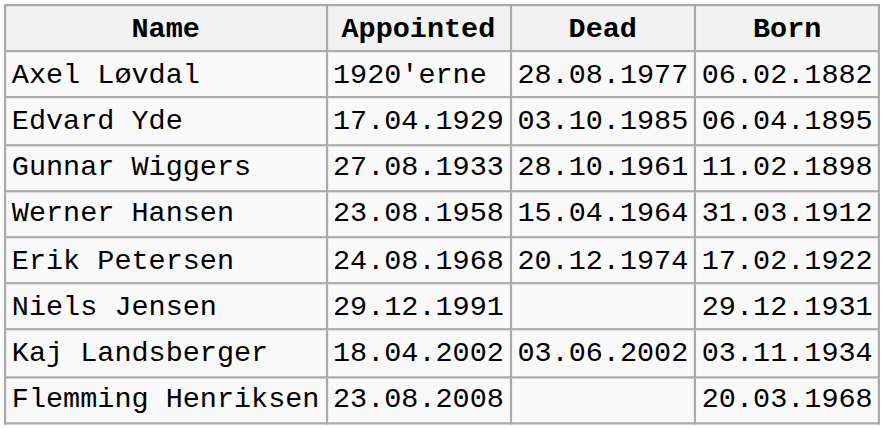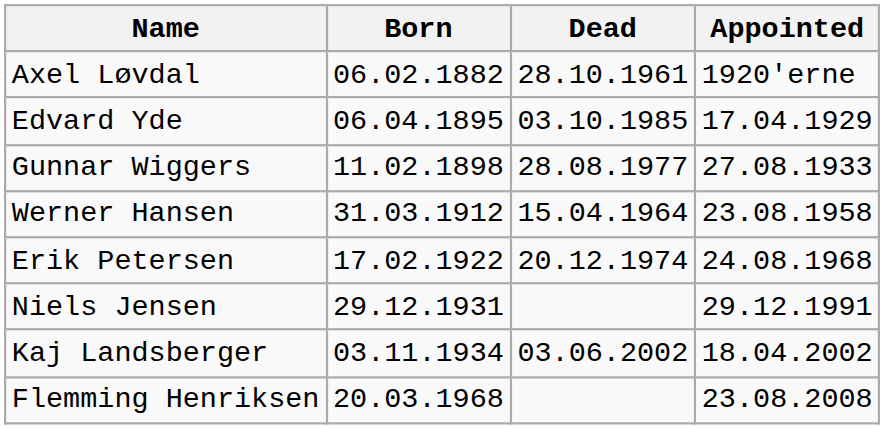columns swapped: (787, 28) <-> (418, 28)
(603, 75) 28.08.1977 -> (603, 75) 28.10.1961
(603, 167) 28.10.1961 -> (603, 167) 28.08.1977
